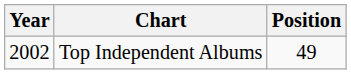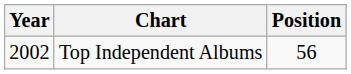(306, 52) 49 -> (306, 52) 56
